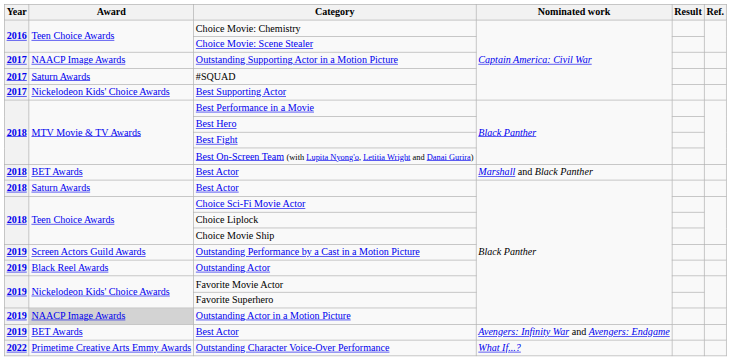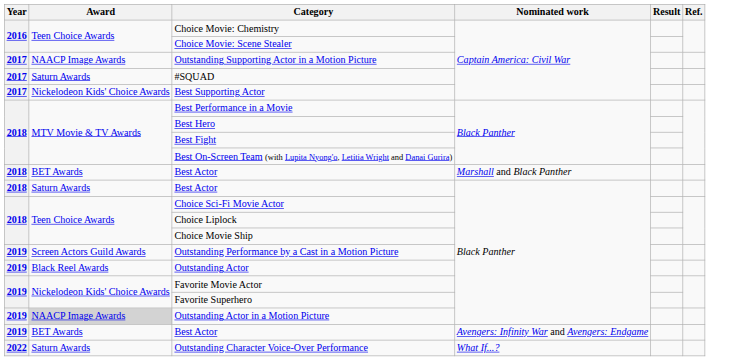(111, 348) Primetime Creative Arts Emmy Awards -> (61, 348) Saturn Awards
